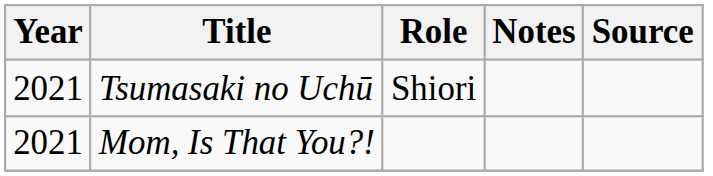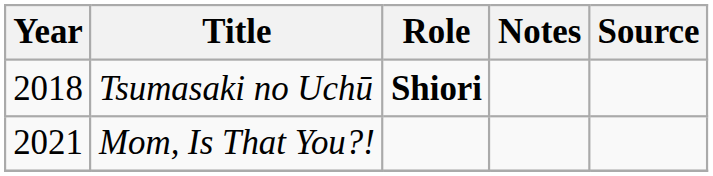(48, 87) 2021 -> (48, 87) 2018
(434, 87) normal -> (436, 87) bold
